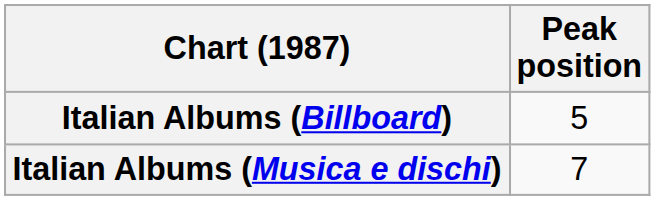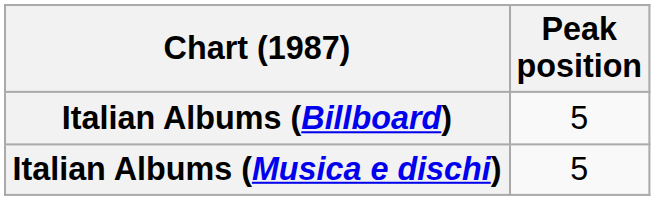(579, 169) 7 -> (579, 169) 5
